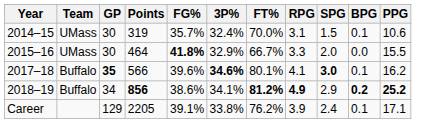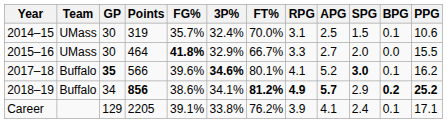+ column: (333, 14)
